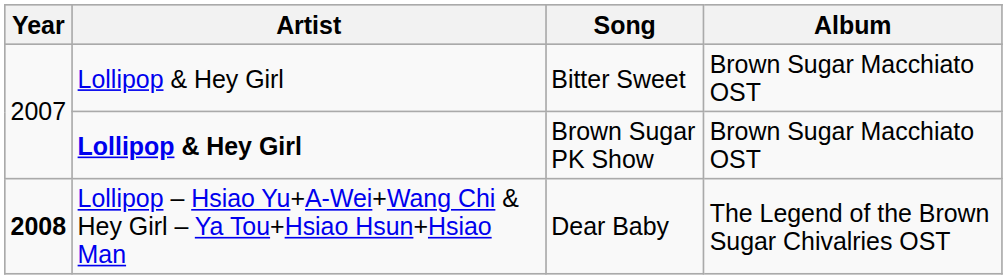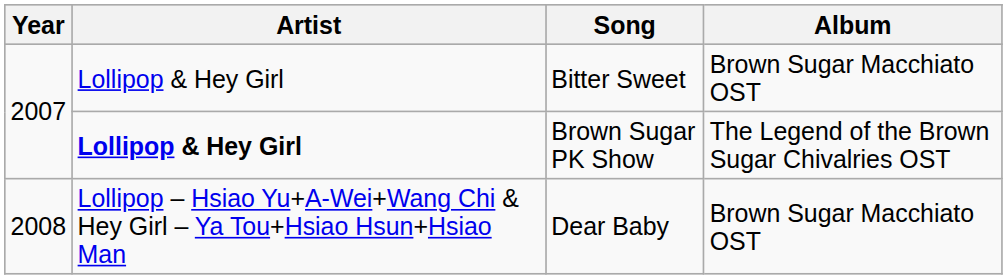(842, 145) Brown Sugar Macchiato OST -> (850, 145) The Legend of the Brown Sugar Chivalries OST
(38, 227) bold -> (38, 227) normal
(850, 227) The Legend of the Brown Sugar Chivalries OST -> (842, 227) Brown Sugar Macchiato OST
